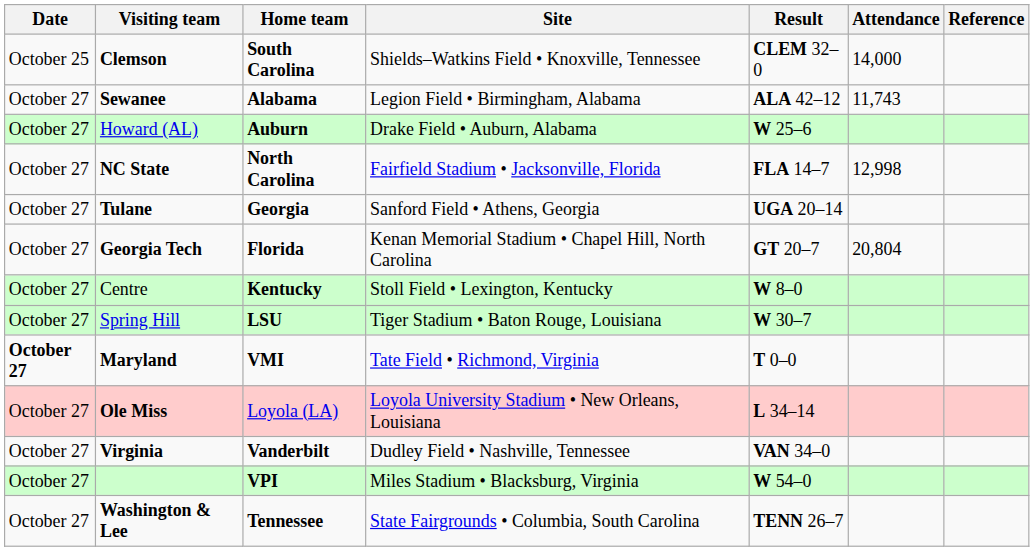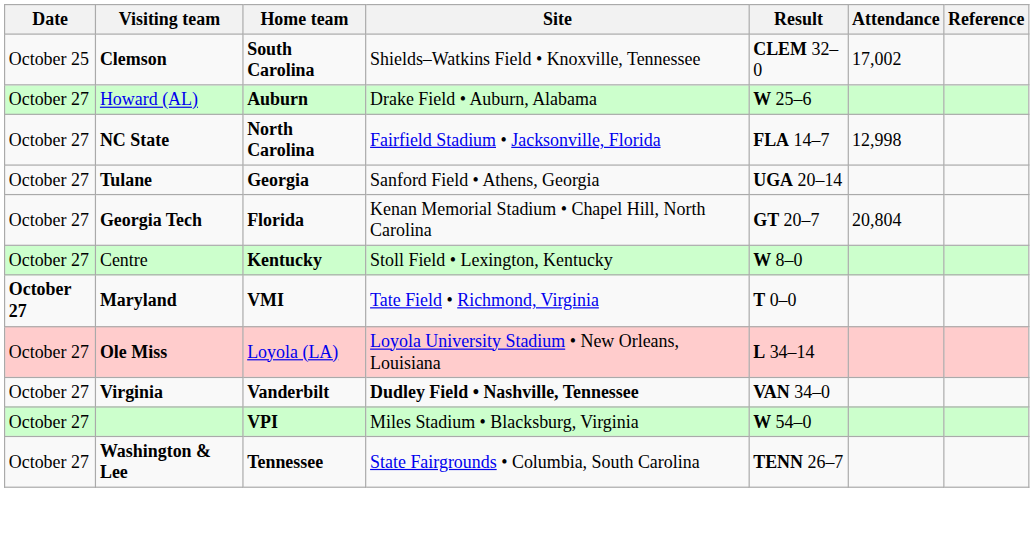(877, 59) 14,000 -> (877, 59) 17,002
- row: (133, 99)
- row: (140, 319)
(500, 450) normal -> (504, 391) bold
